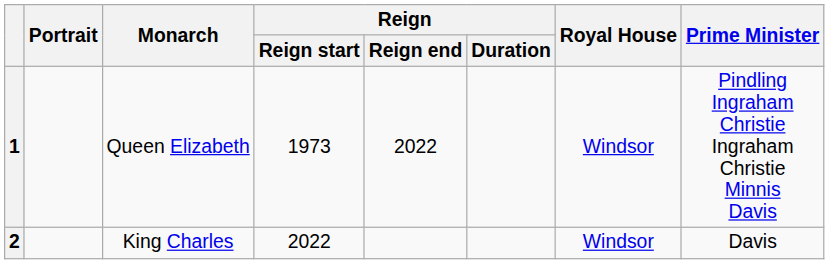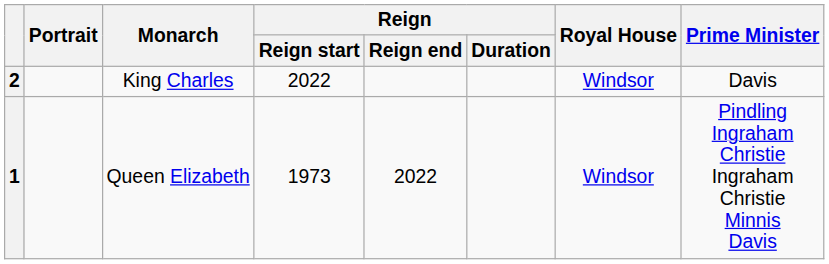rows swapped: (14, 146) <-> (14, 242)
